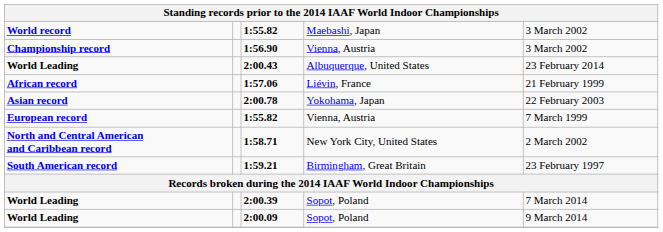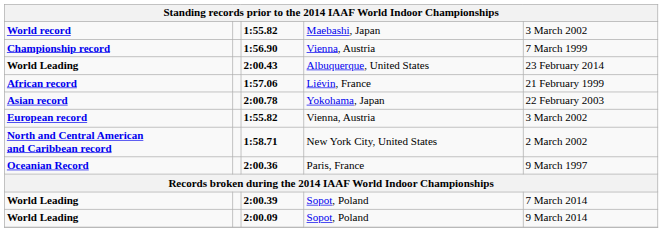(556, 48) 3 March 2002 -> (556, 48) 7 March 1999
(556, 118) 7 March 1999 -> (556, 118) 3 March 2002
+ row: (48, 165)
- row: (62, 165)
